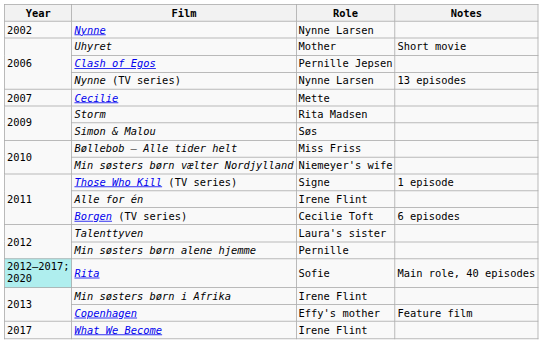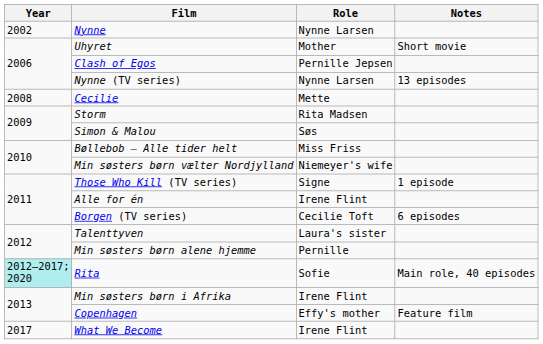(19, 98) 2007 -> (19, 98) 2008
